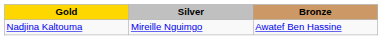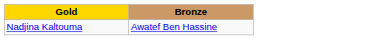- column: (191, 12)
